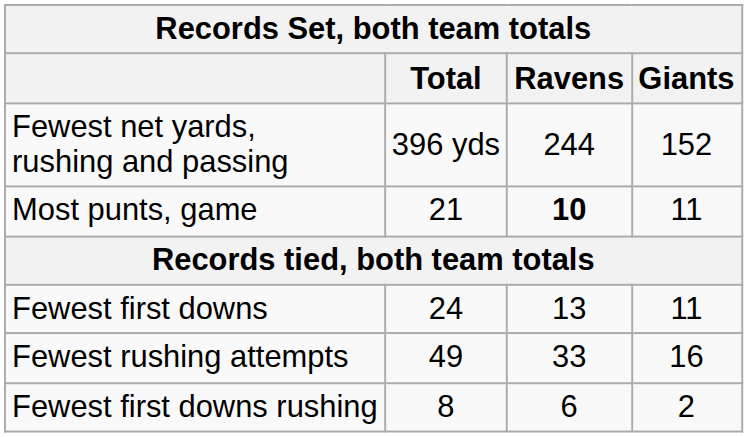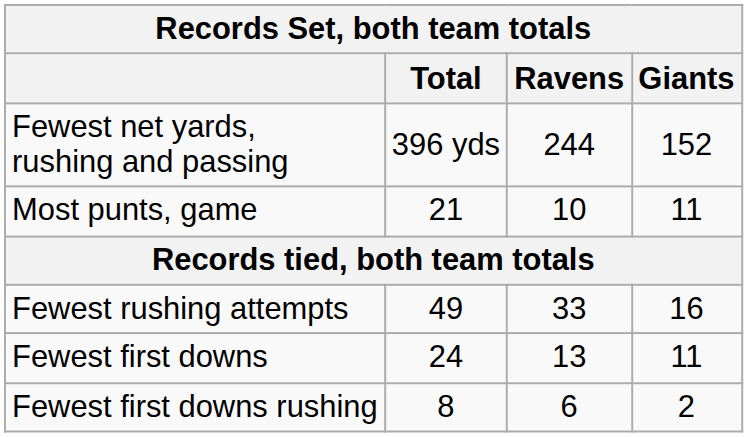(569, 210) bold -> (569, 210) normal
rows swapped: (180, 357) <-> (140, 308)
